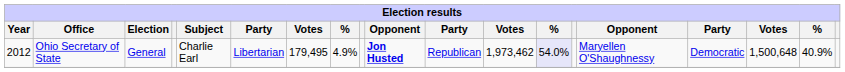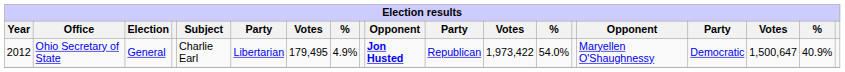(510, 53) 1,973,462 -> (510, 53) 1,973,422
(554, 53) lavender background -> (554, 53) no background
(773, 53) 1,500,648 -> (773, 53) 1,500,647
